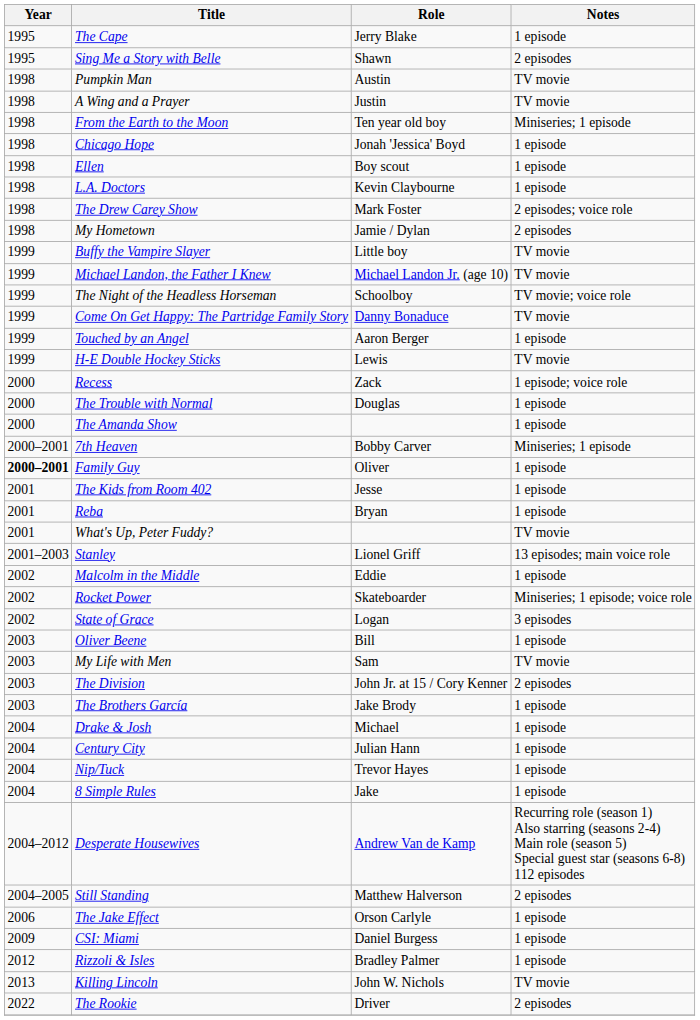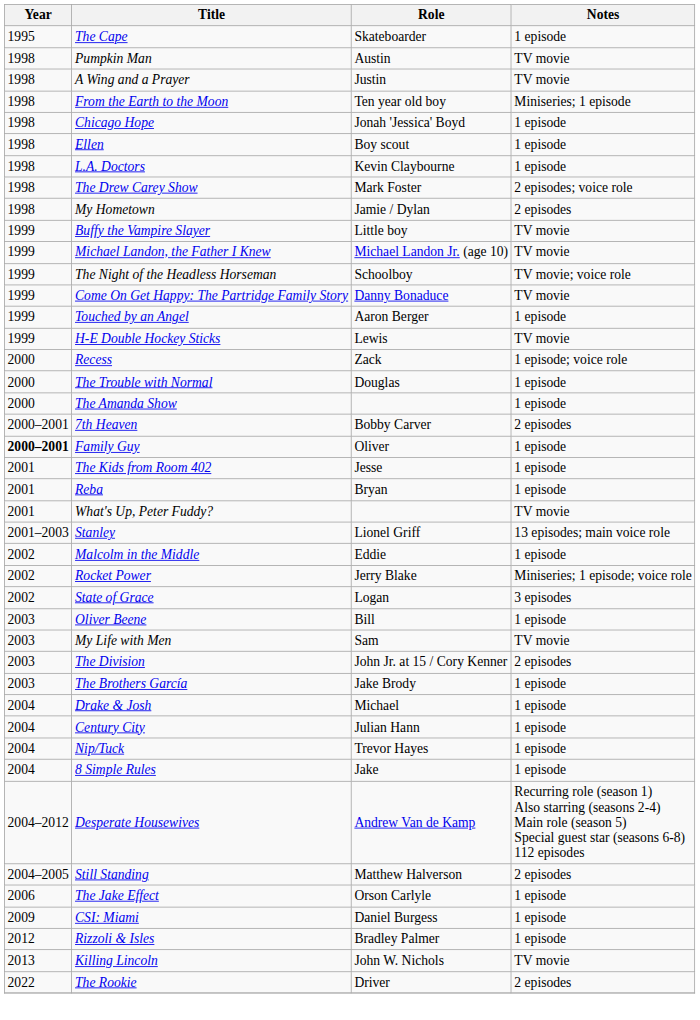(386, 36) Jerry Blake -> (390, 36) Skateboarder
- row: (148, 58)
(573, 446) Miniseries; 1 episode -> (543, 425) 2 episodes
(390, 597) Skateboarder -> (386, 576) Jerry Blake
